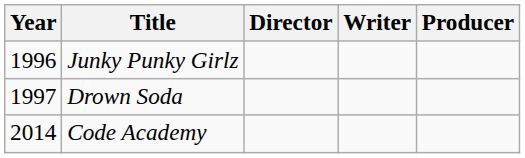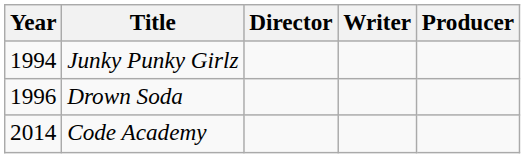(33, 59) 1996 -> (33, 59) 1994
(33, 96) 1997 -> (33, 96) 1996
